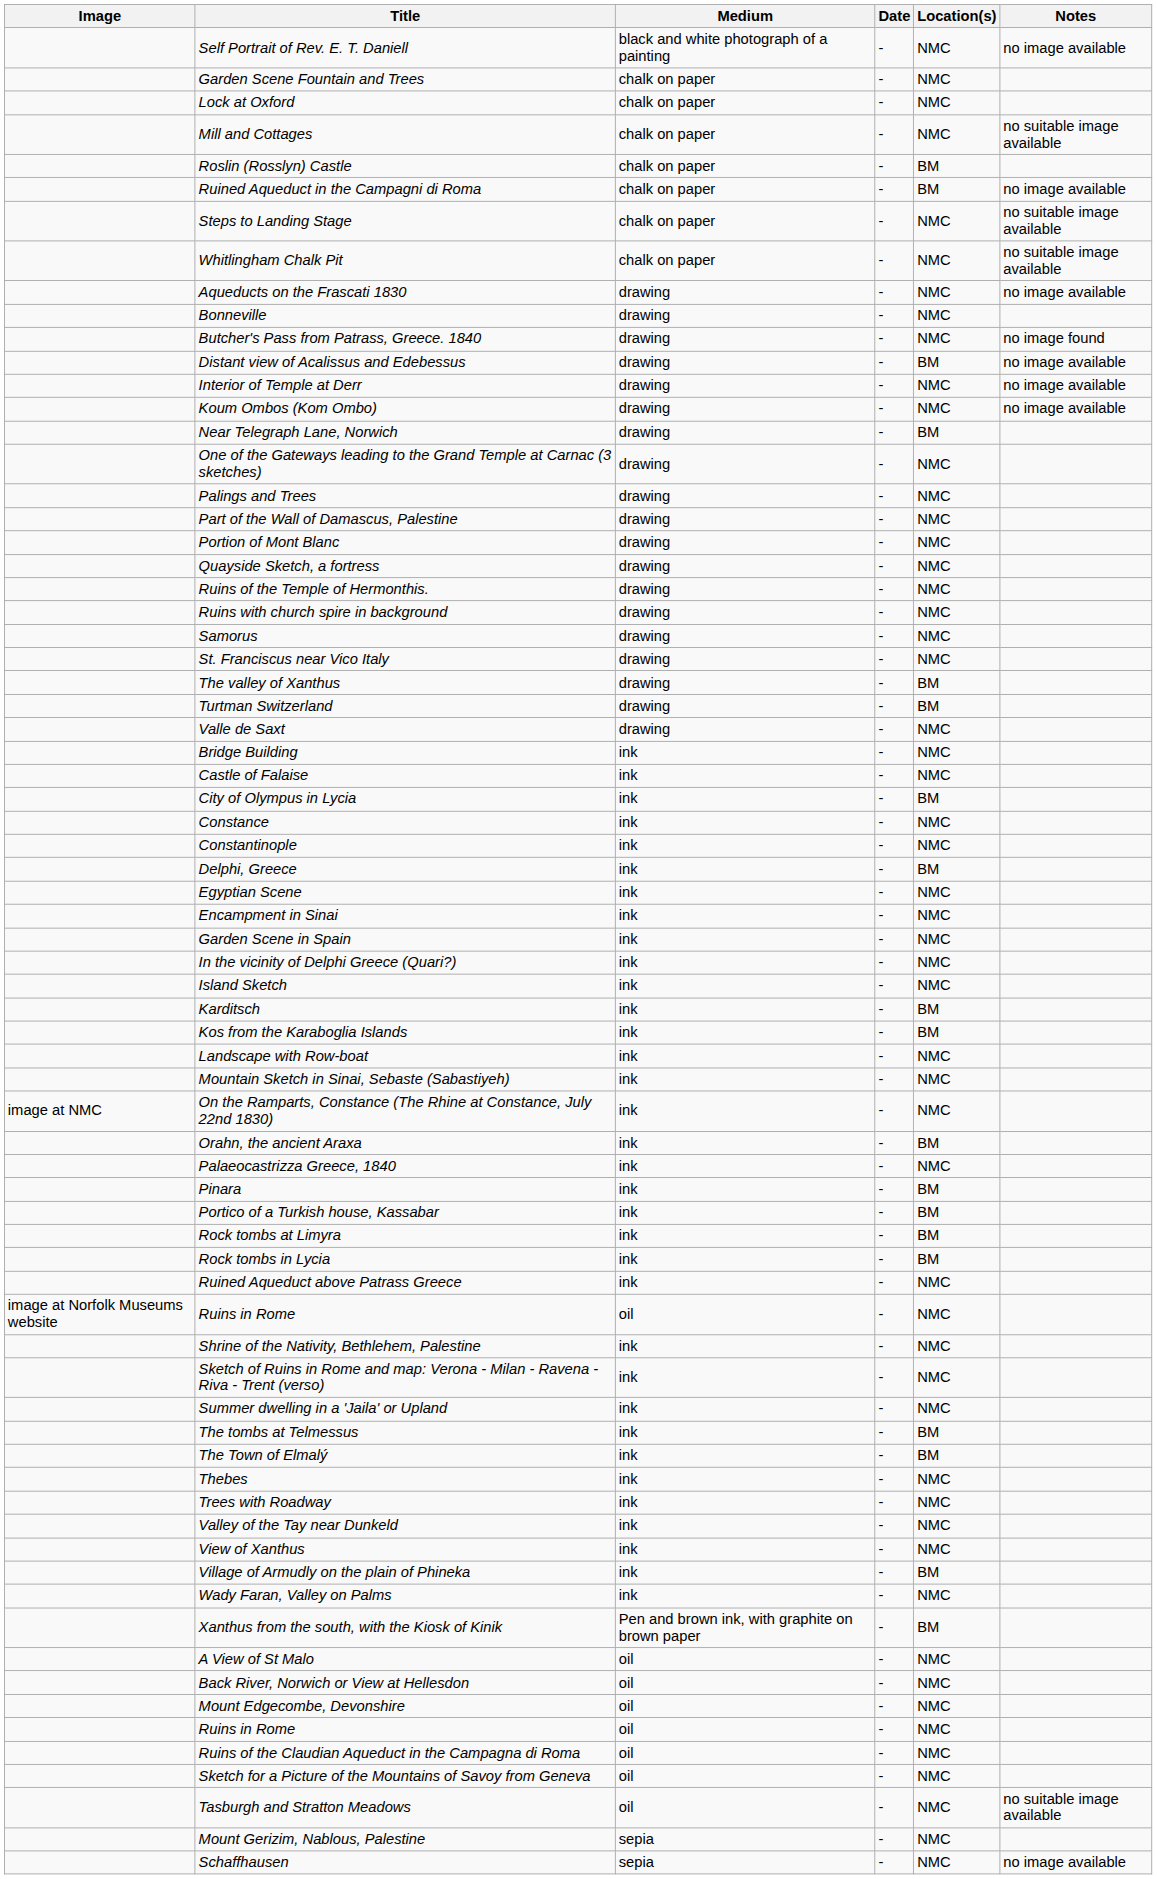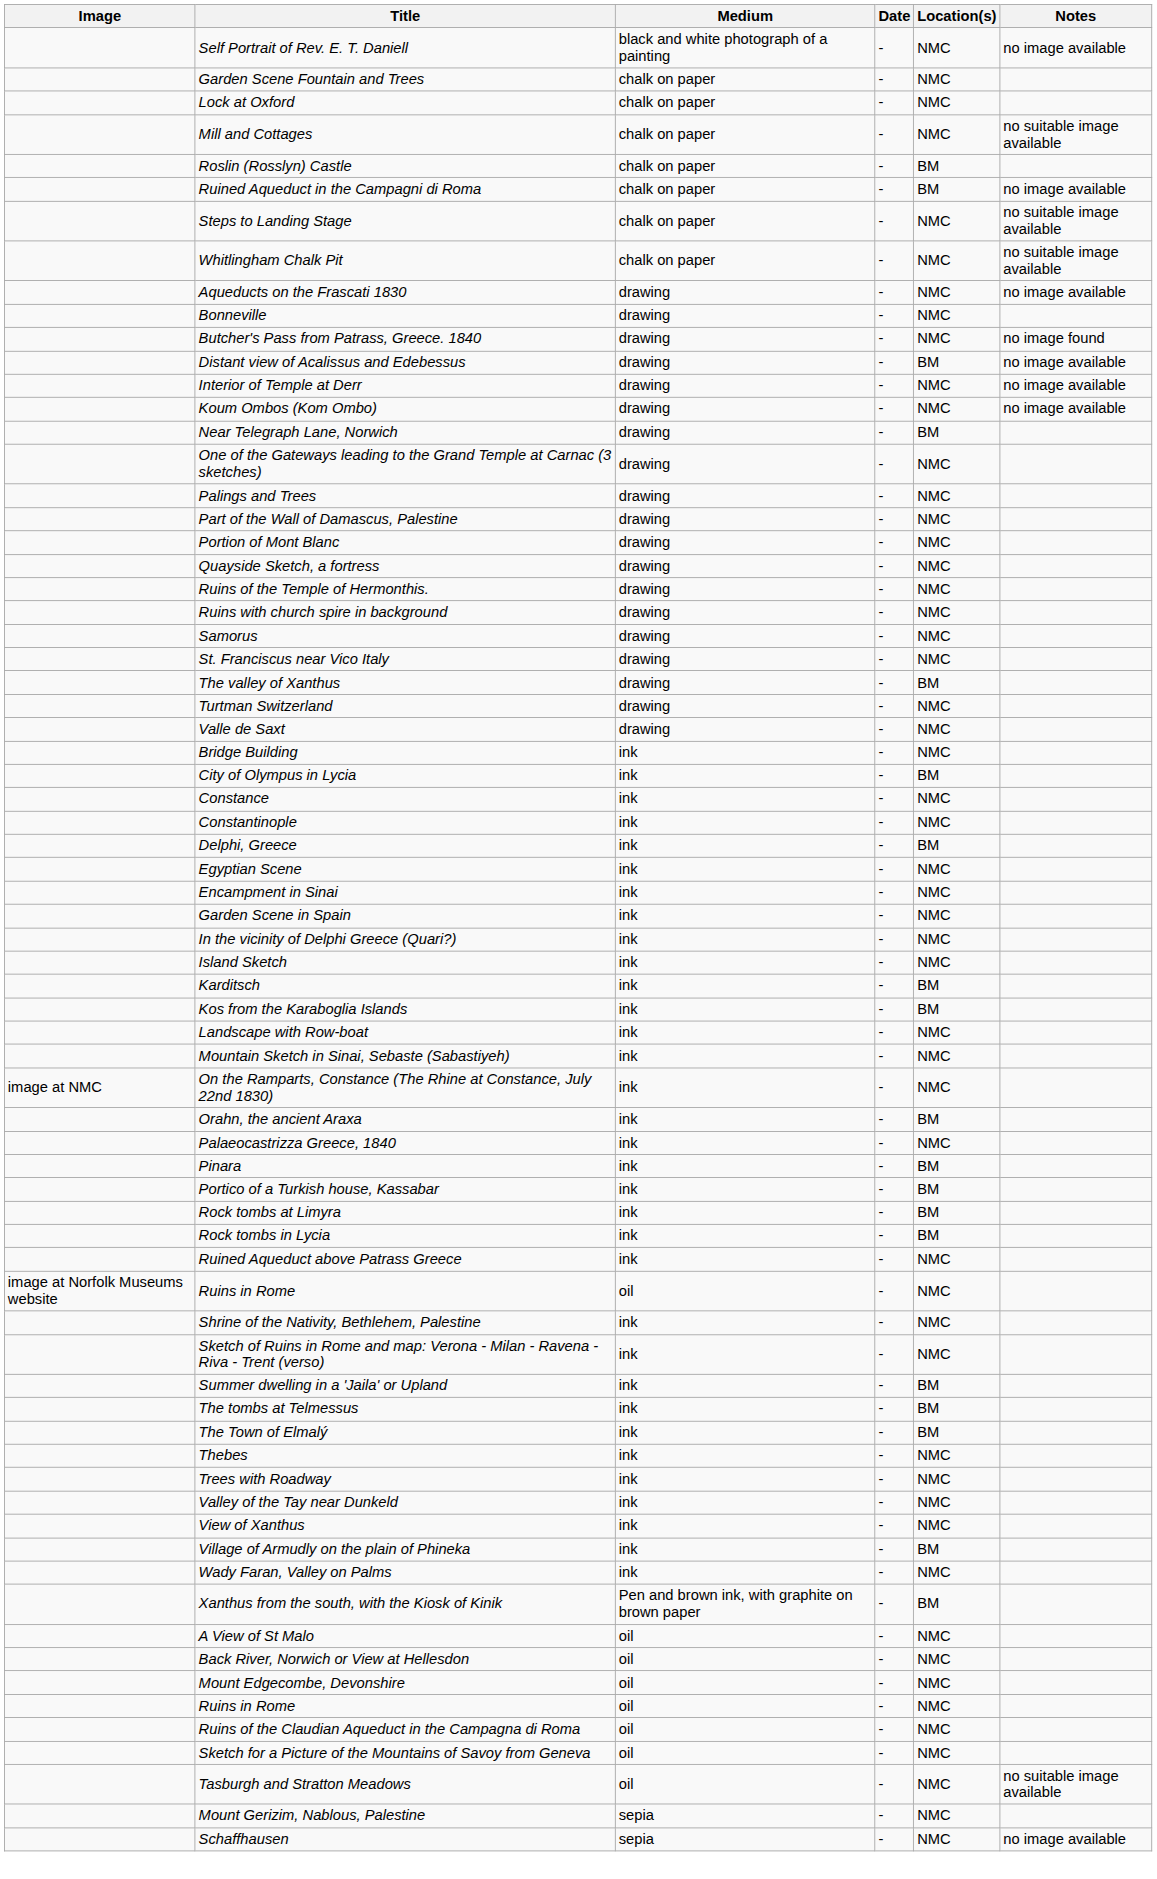(928, 705) BM -> (934, 705) NMC
- row: (100, 776)
(934, 1409) NMC -> (928, 1385) BM
